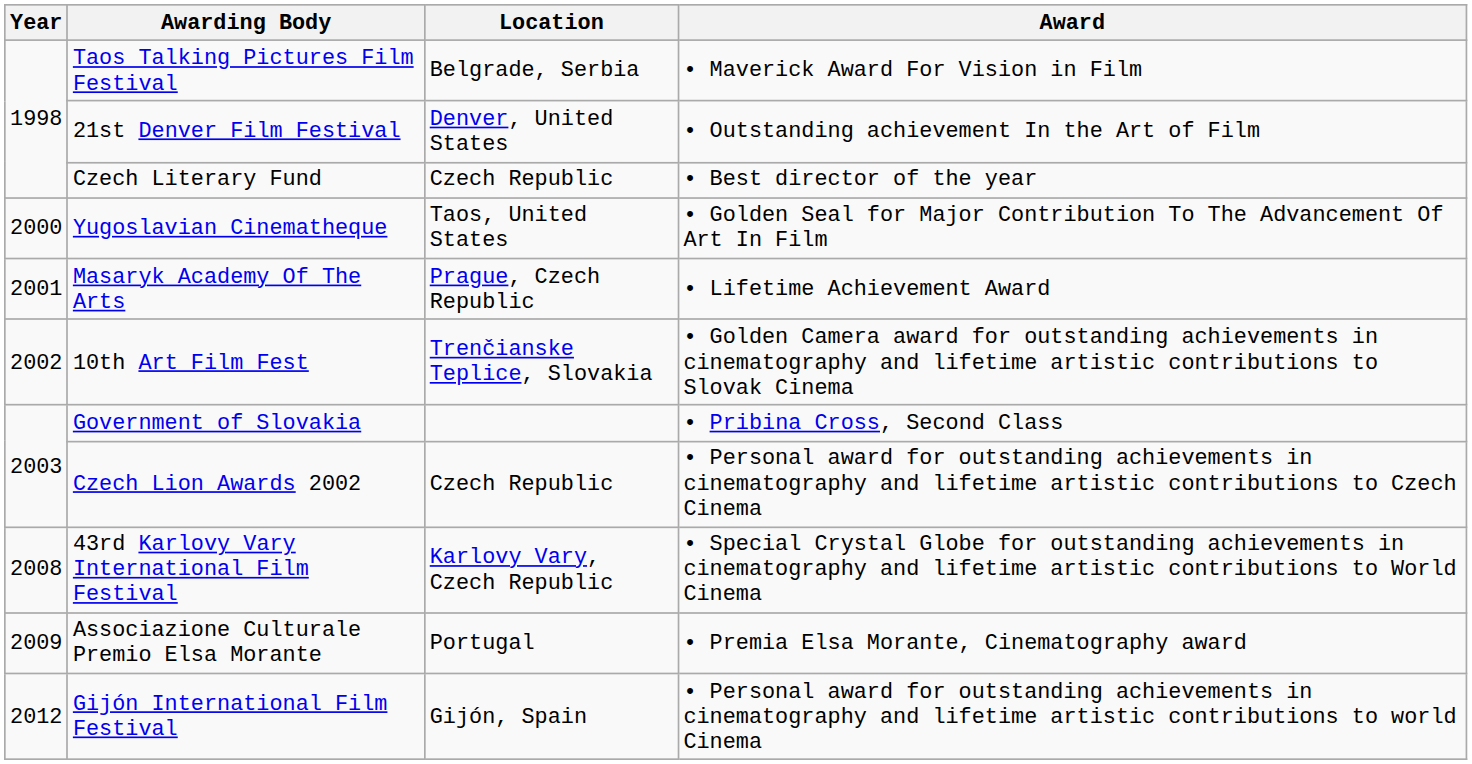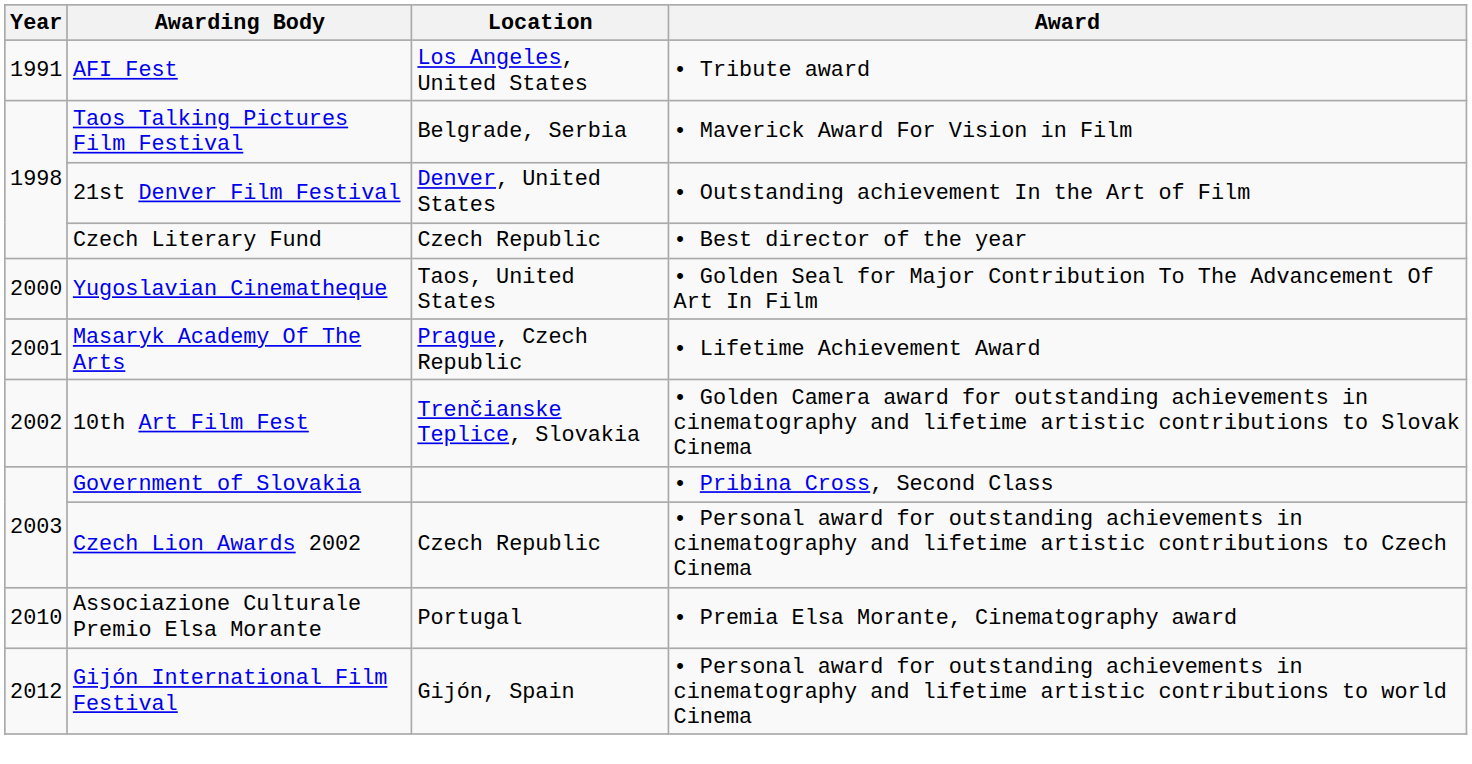+ row: (125, 71)
- row: (191, 570)
(36, 643) 2009 -> (36, 618) 2010
